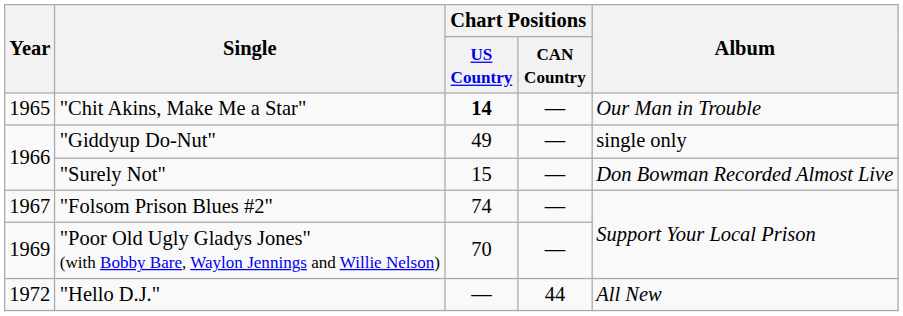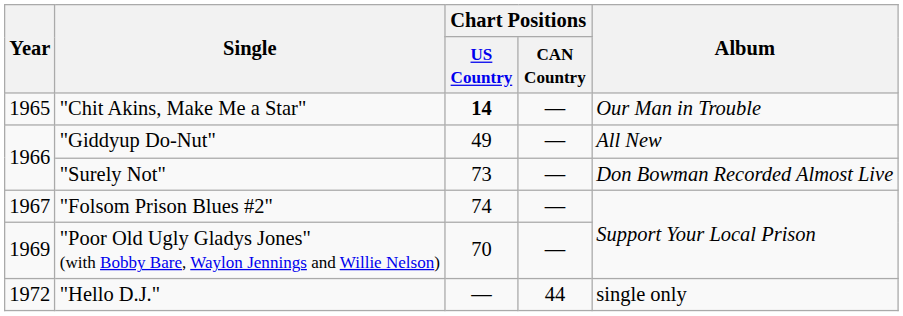(642, 141) single only -> (629, 141) All New
(481, 173) 15 -> (481, 173) 73
(629, 294) All New -> (642, 294) single only
